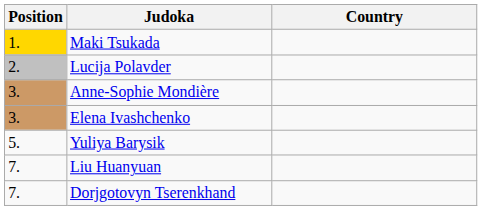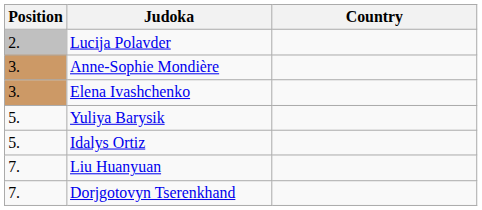- row: (115, 42)
+ row: (108, 142)
